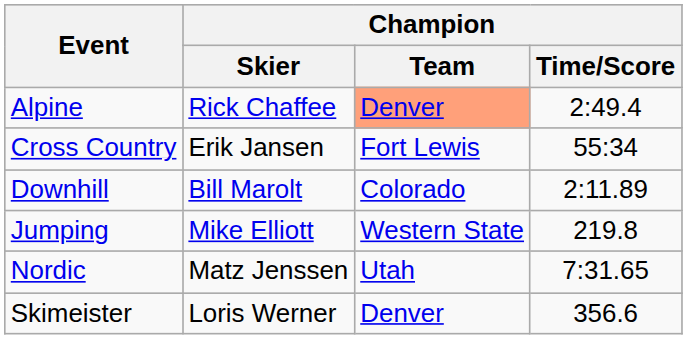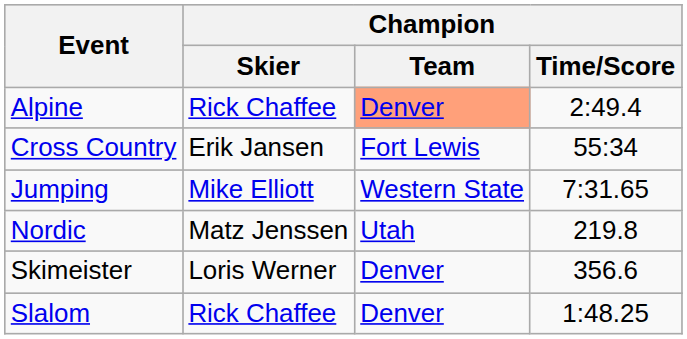- row: (60, 189)
(606, 230) 219.8 -> (606, 189) 7:31.65
(606, 271) 7:31.65 -> (606, 230) 219.8
+ row: (50, 312)
